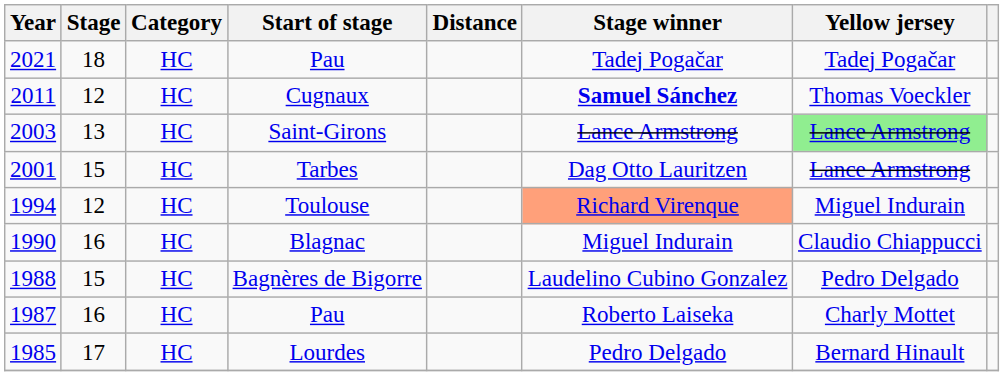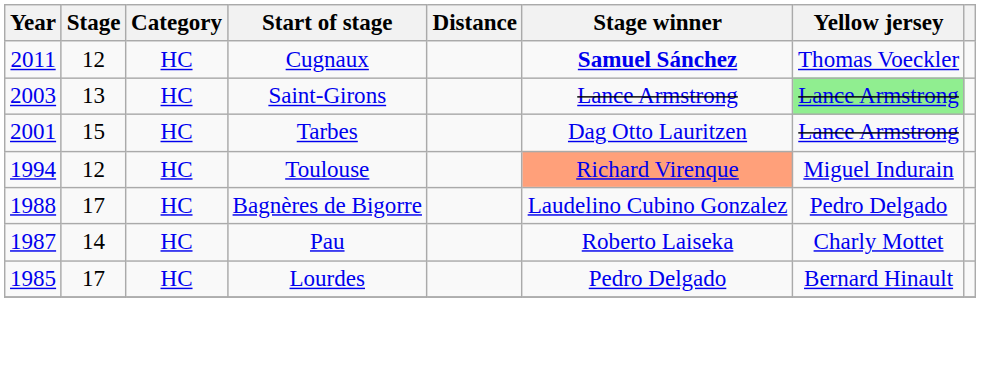- row: (33, 59)
- row: (33, 242)
(94, 278) 15 -> (94, 205) 17
(94, 315) 16 -> (94, 242) 14
